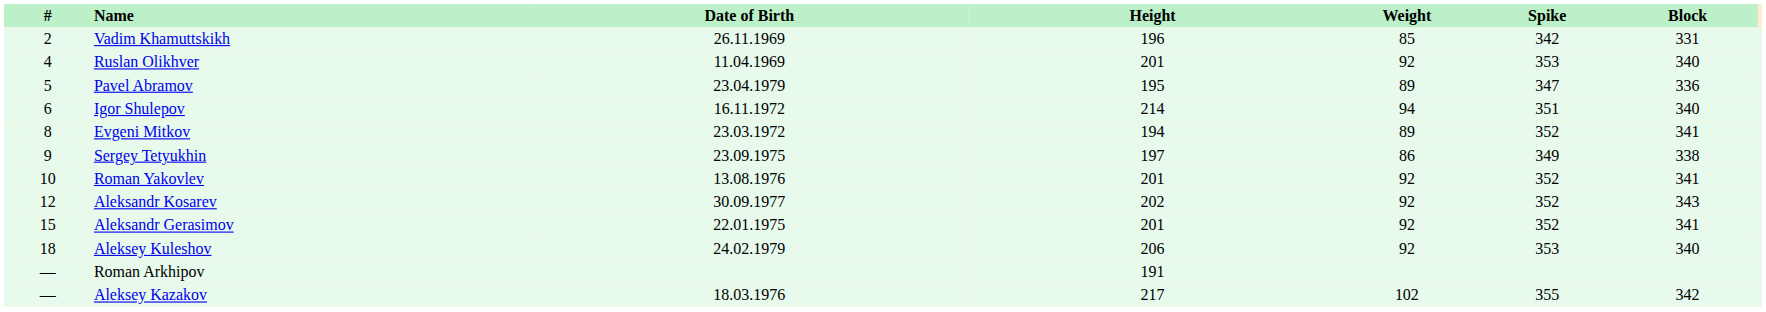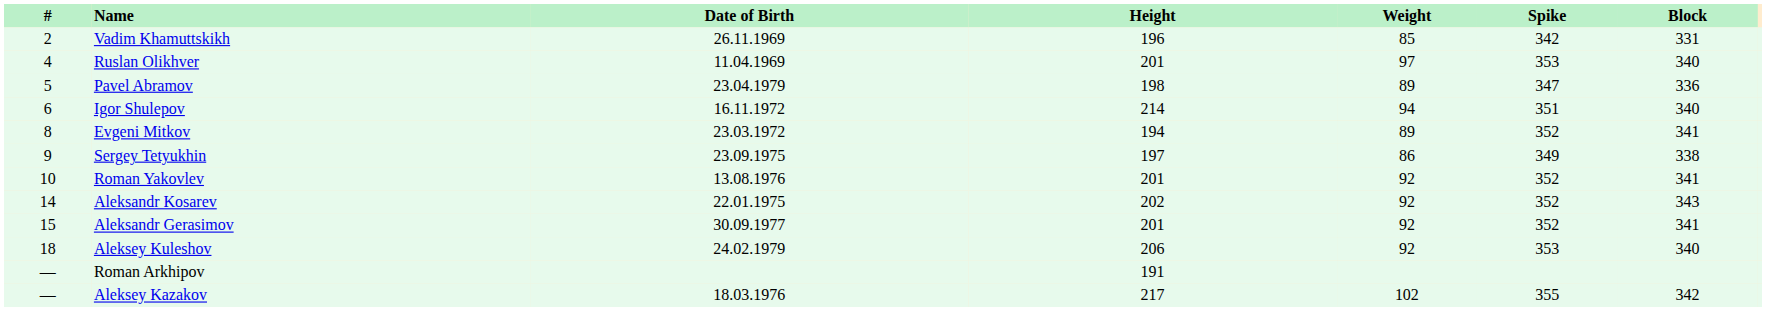(1407, 62) 92 -> (1407, 62) 97
(1153, 85) 195 -> (1153, 85) 198
(48, 202) 12 -> (48, 202) 14
(749, 202) 30.09.1977 -> (749, 202) 22.01.1975
(749, 225) 22.01.1975 -> (749, 225) 30.09.1977
